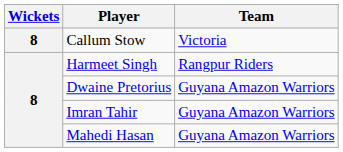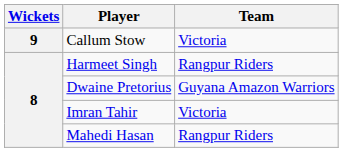(34, 40) 8 -> (34, 40) 9
(256, 111) Guyana Amazon Warriors -> (202, 111) Victoria
(256, 135) Guyana Amazon Warriors -> (226, 135) Rangpur Riders
